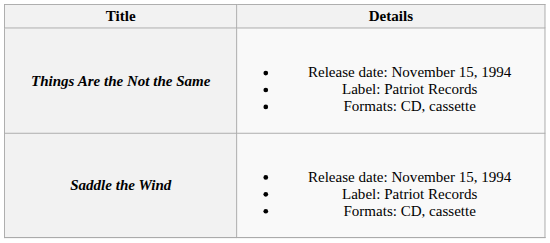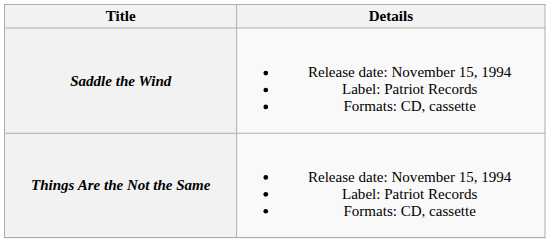rows swapped: (121, 185) <-> (121, 80)
